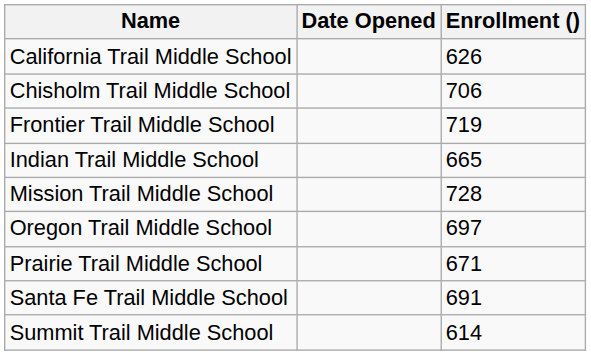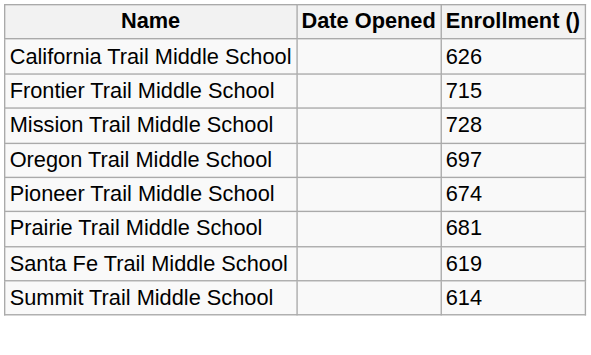- row: (150, 90)
(464, 125) 719 -> (464, 90) 715
- row: (134, 159)
+ row: (142, 194)
(464, 263) 671 -> (464, 228) 681
(464, 297) 691 -> (464, 263) 619
